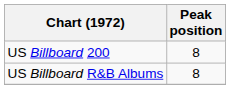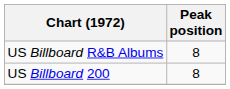rows swapped: (59, 52) <-> (85, 73)
